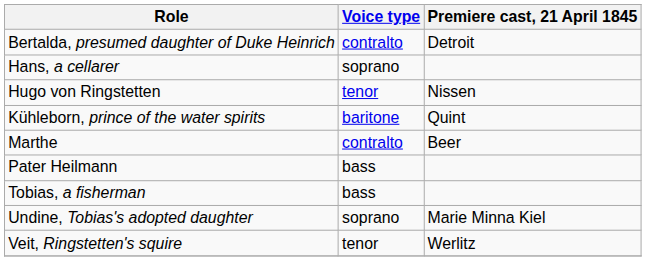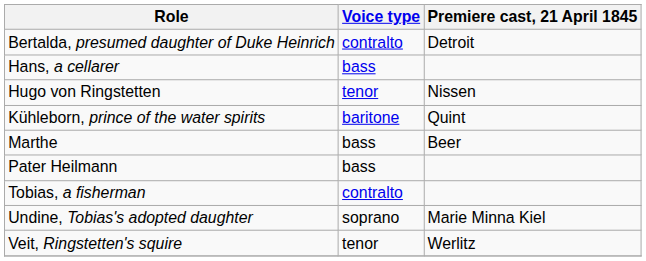(371, 67) soprano -> (359, 67) bass
(372, 142) contralto -> (359, 142) bass
(359, 192) bass -> (372, 192) contralto
